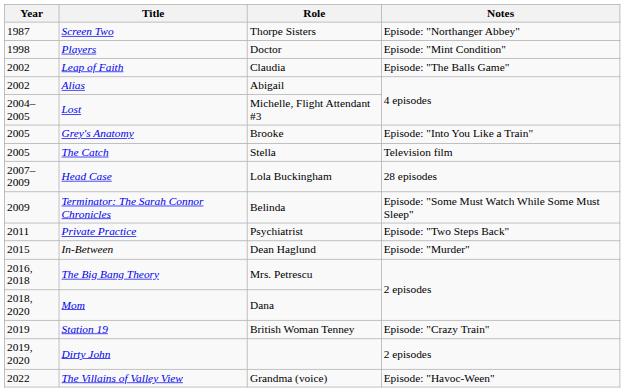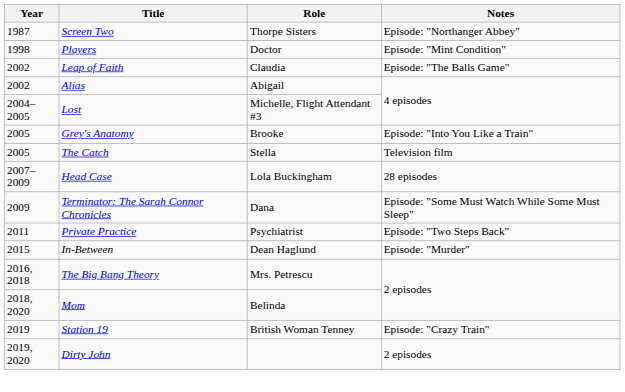(268, 207) Belinda -> (262, 207) Dana
(262, 305) Dana -> (268, 305) Belinda
- row: (122, 378)
